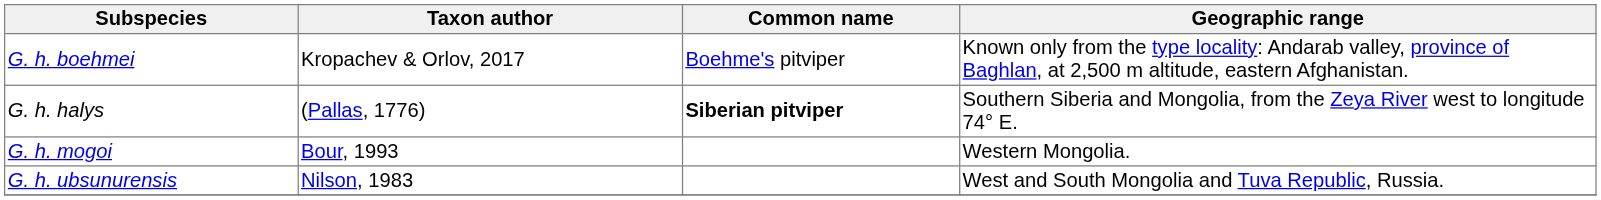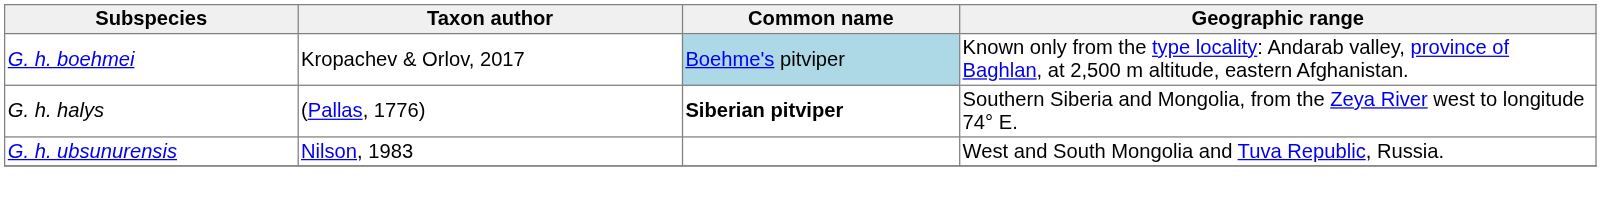(765, 59) no background -> (765, 59) lightblue background
- row: (60, 151)
